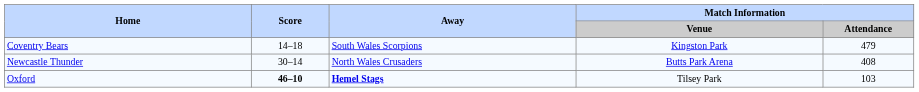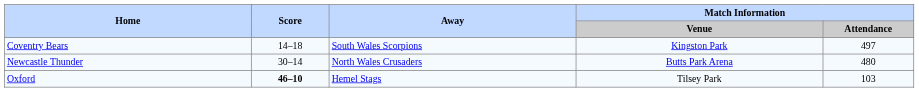(868, 45) 479 -> (868, 45) 497
(868, 62) 408 -> (868, 62) 480
(358, 79) bold -> (357, 79) normal
